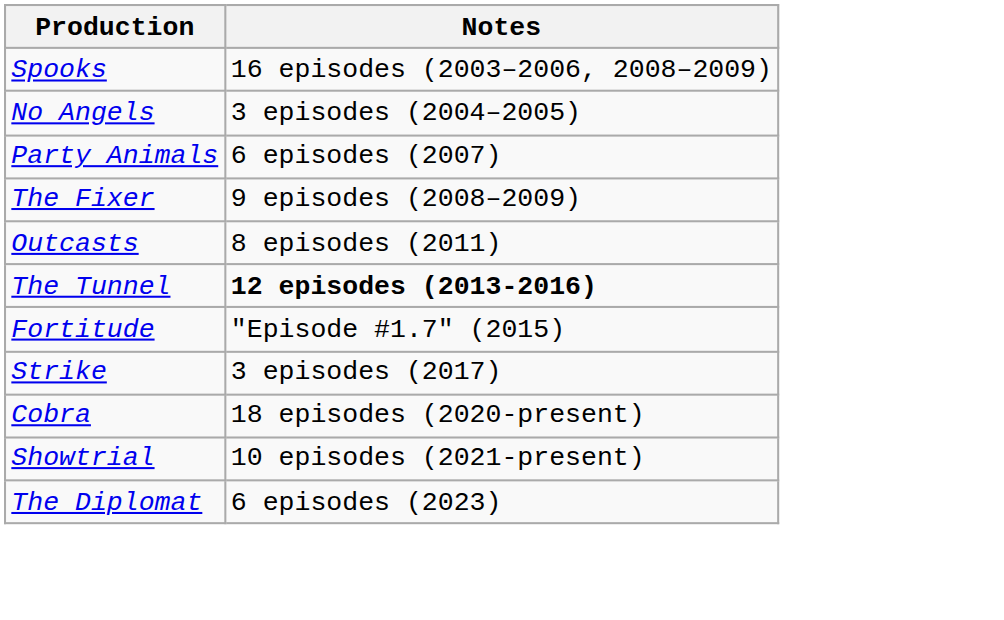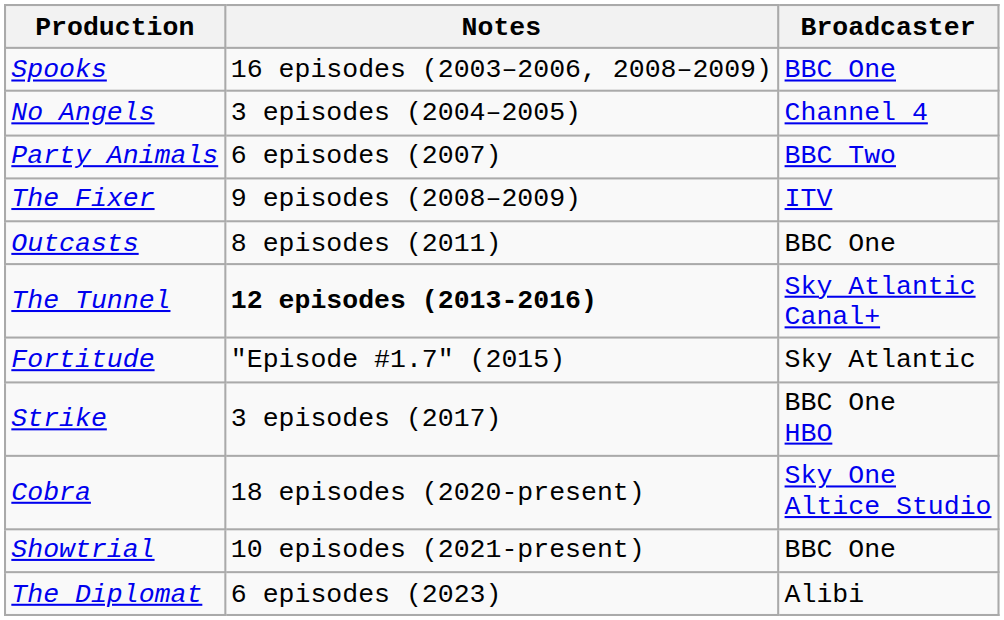+ column: (888, 27)
